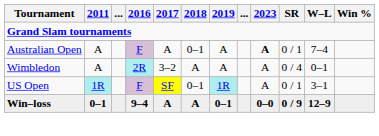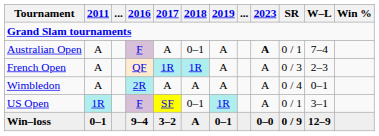+ row: (36, 67)
(167, 67) 3–2 -> (167, 85) A
(167, 103) A -> (167, 121) 3–2
